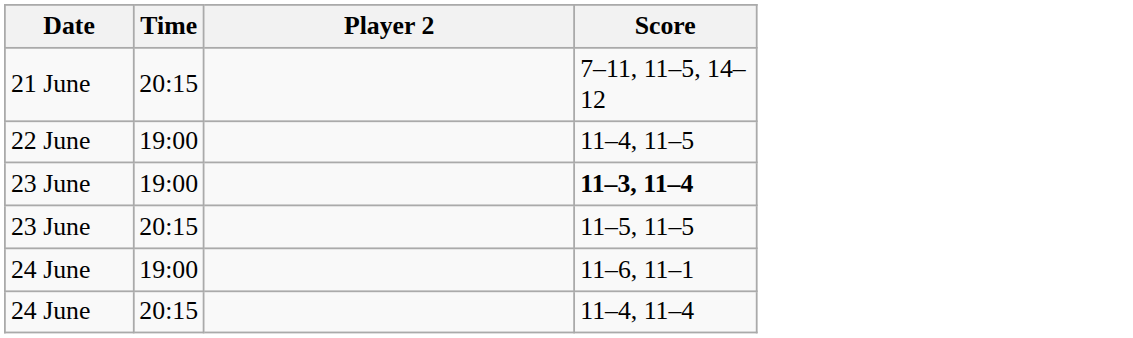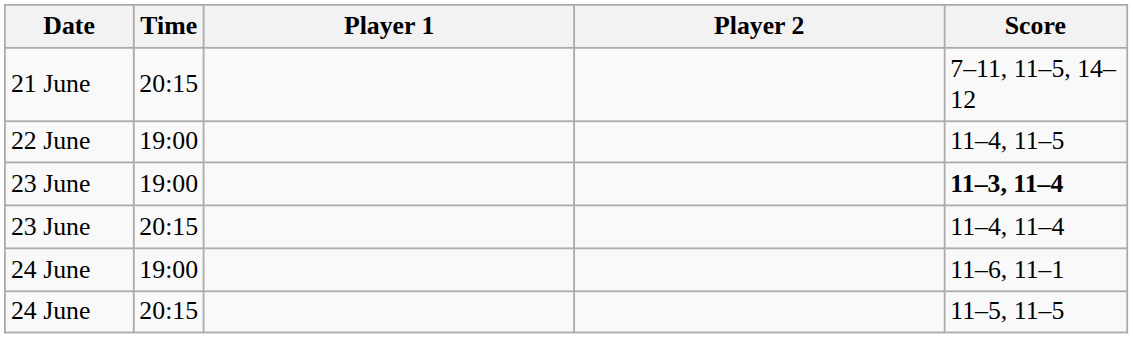+ column: (389, 26)
(637, 226) 11–5, 11–5 -> (1007, 226) 11–4, 11–4
(637, 311) 11–4, 11–4 -> (1007, 311) 11–5, 11–5
